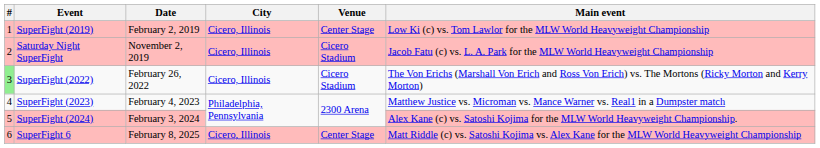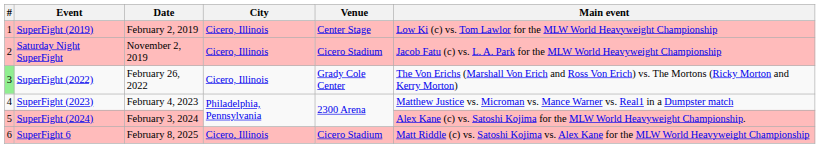(338, 79) Cicero Stadium -> (341, 79) Grady Cole Center
(347, 135) Center Stage -> (350, 135) Cicero Stadium
